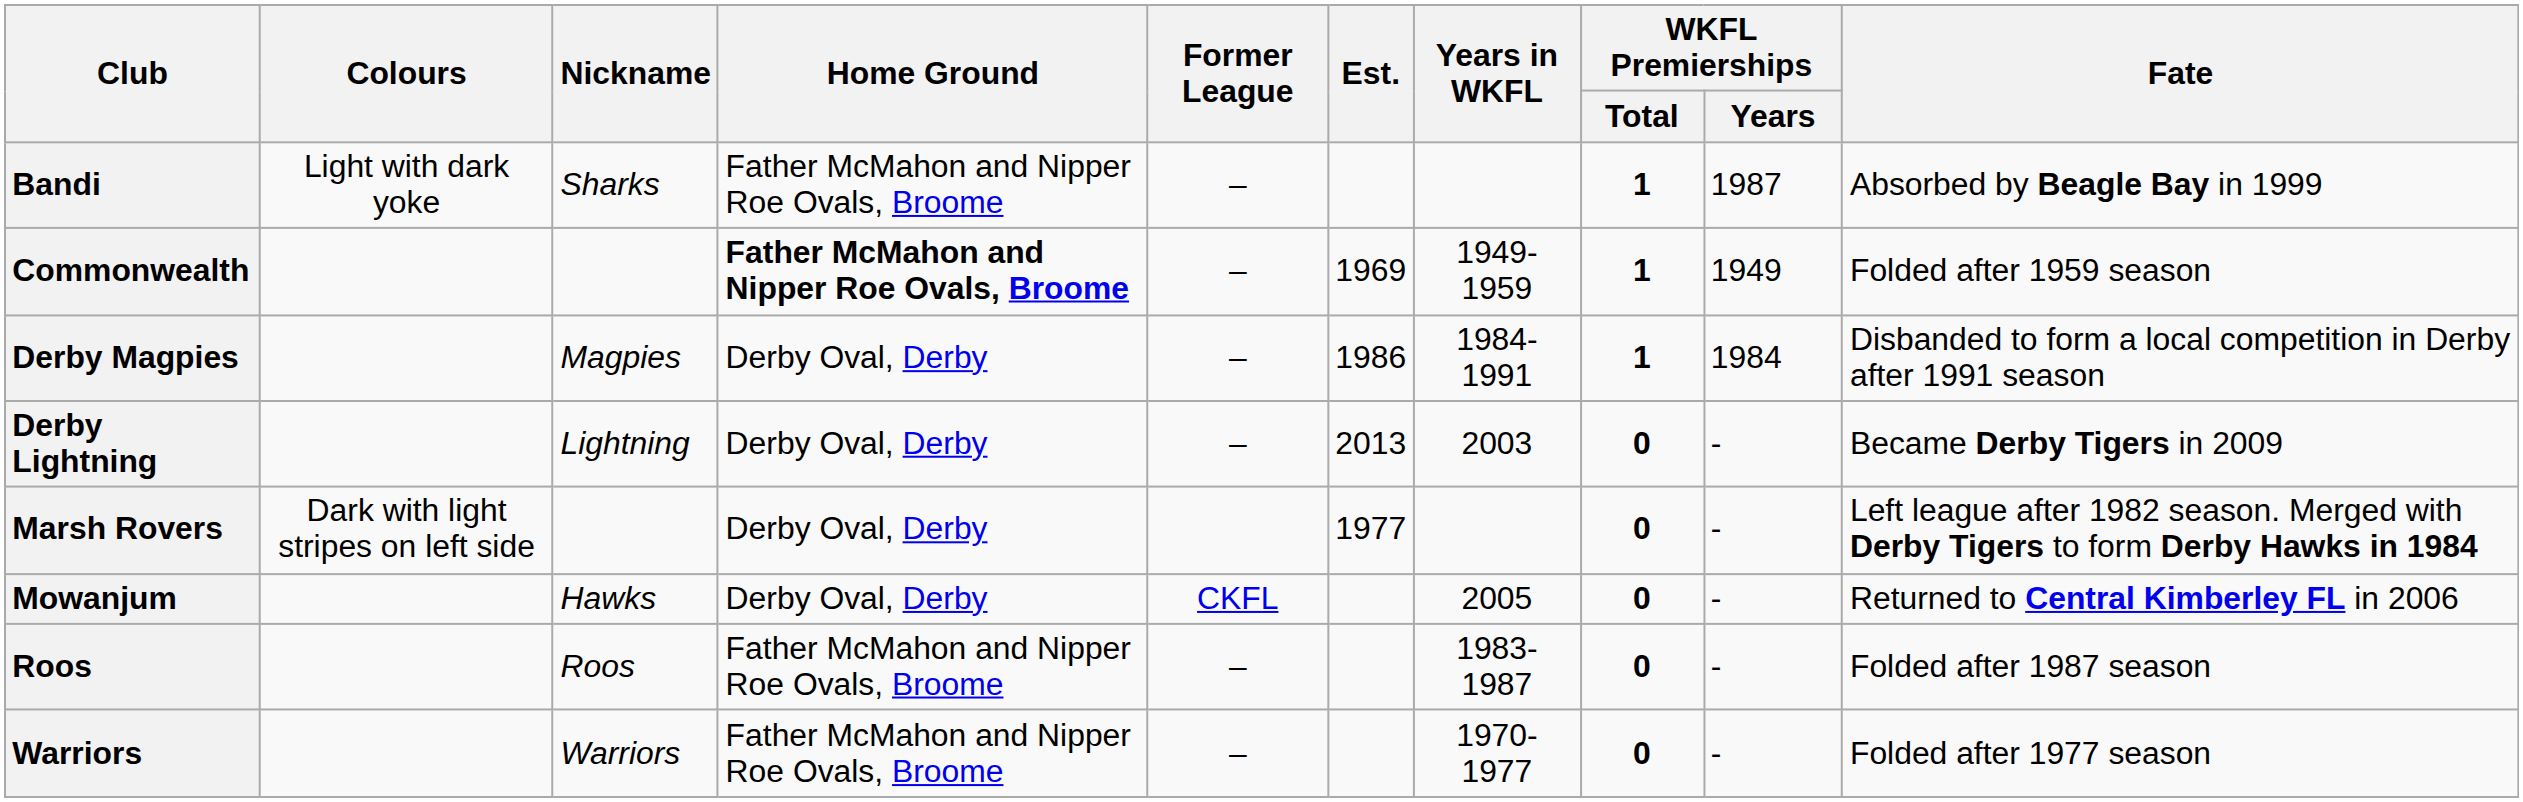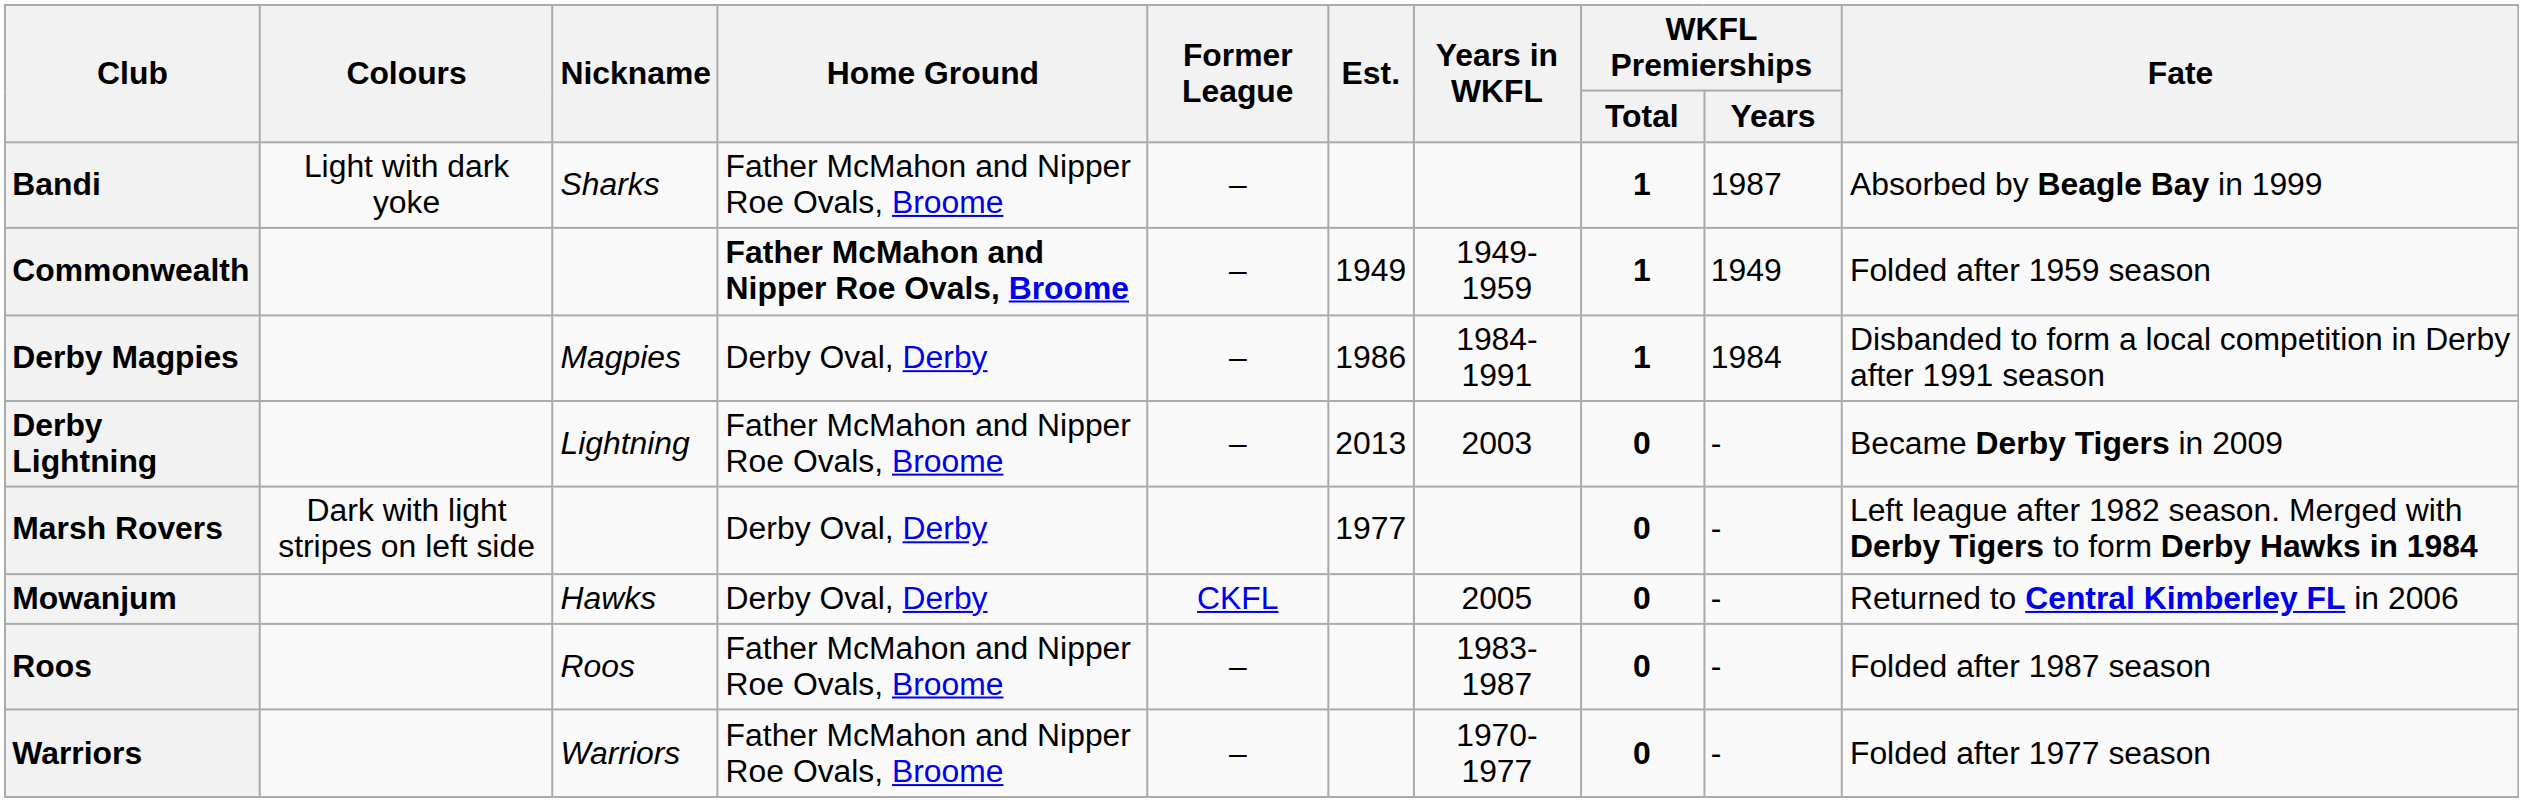(1371, 270) 1969 -> (1371, 270) 1949
(857, 443) Derby Oval, Derby -> (928, 443) Father McMahon and Nipper Roe Ovals, Broome
